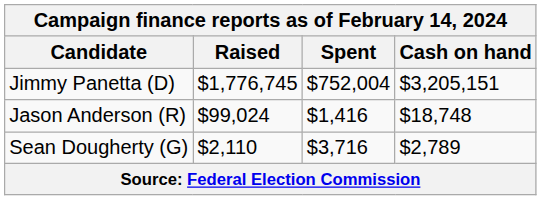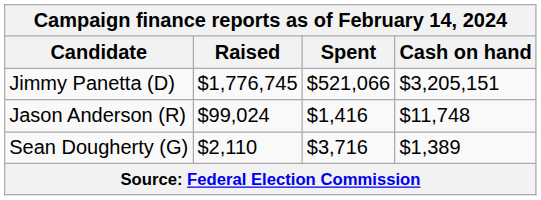(348, 83) $752,004 -> (348, 83) $521,066
(436, 115) $18,748 -> (435, 115) $11,748
(430, 147) $2,789 -> (430, 147) $1,389
